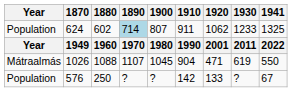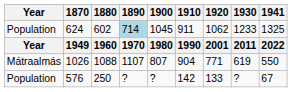(158, 29) 807 -> (161, 29) 1045
(161, 62) 1045 -> (158, 62) 807
(214, 62) 471 -> (214, 62) 771
